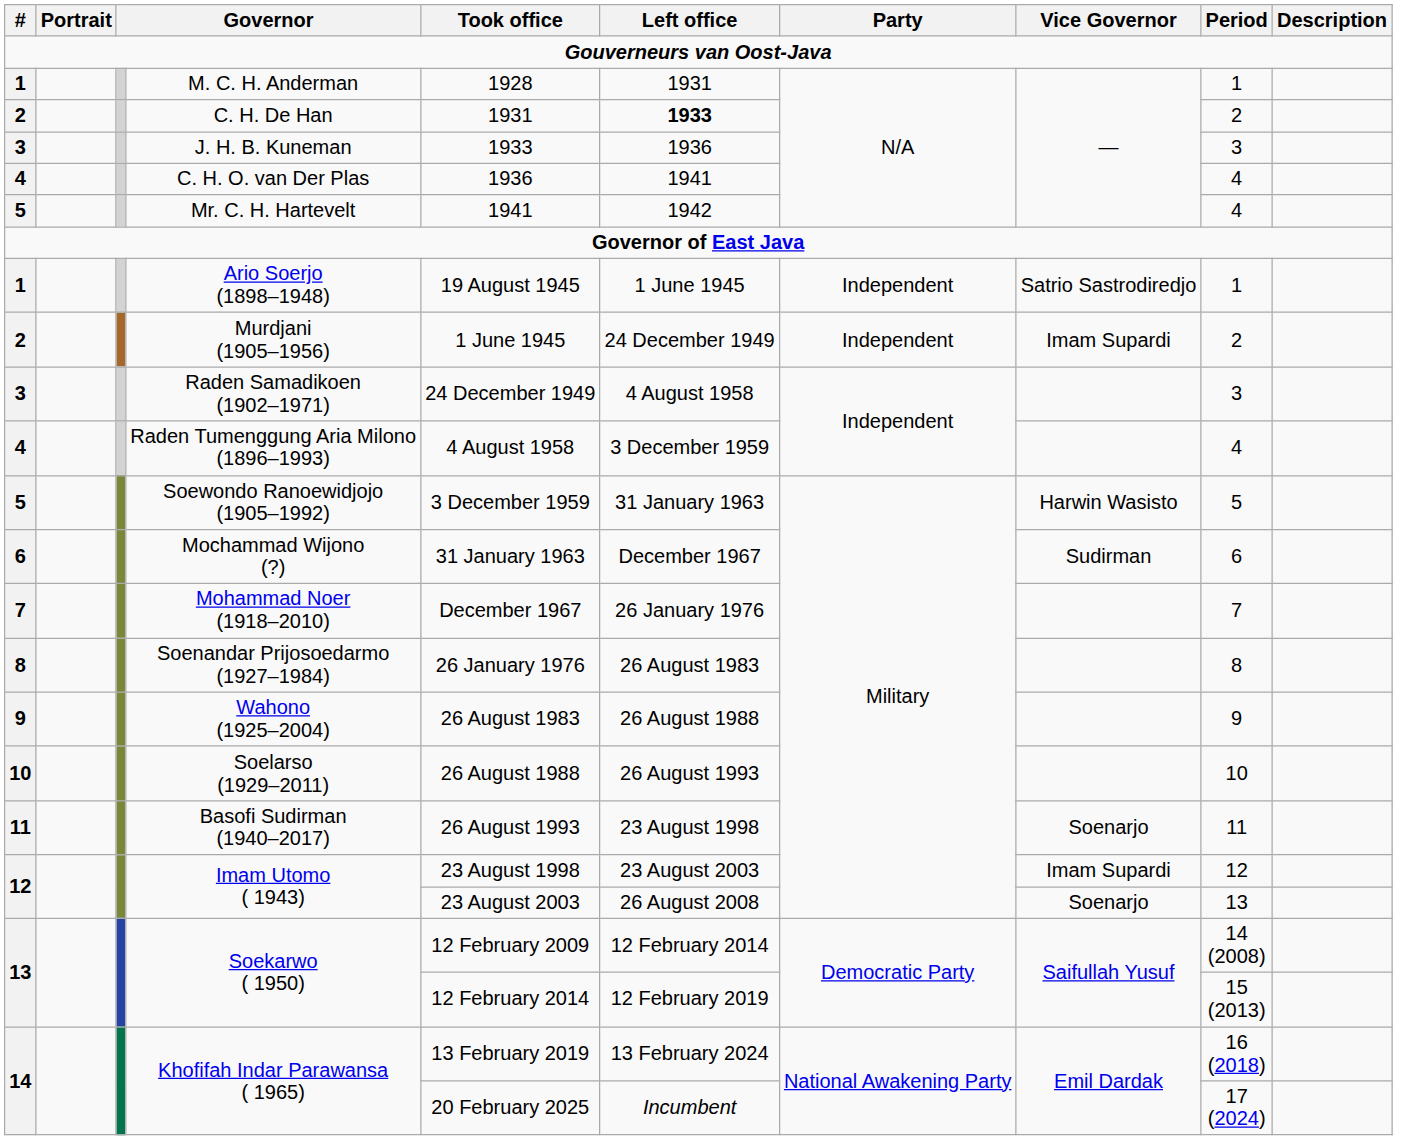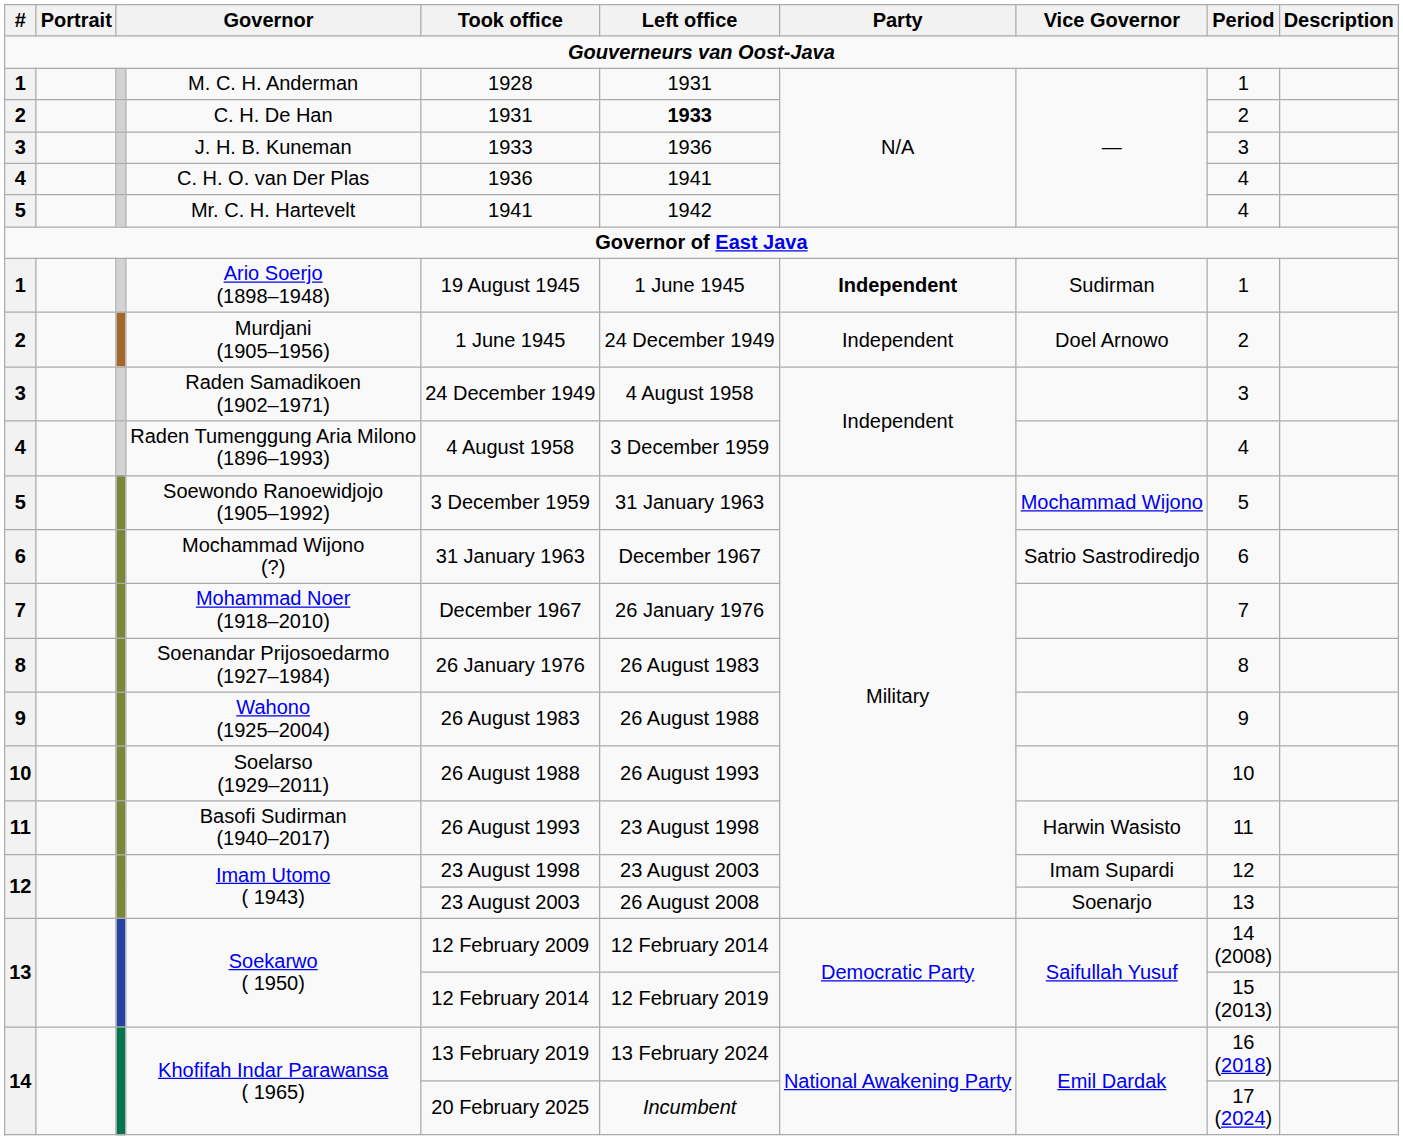(898, 285) normal -> (898, 285) bold
(1109, 285) Satrio Sastrodiredjo -> (1112, 285) Sudirman
(1108, 339) Imam Supardi -> (1112, 339) Doel Arnowo
(1109, 502) Harwin Wasisto -> (1112, 502) Mochammad Wijono
(1109, 556) Sudirman -> (1112, 556) Satrio Sastrodiredjo
(1109, 827) Soenarjo -> (1112, 827) Harwin Wasisto
